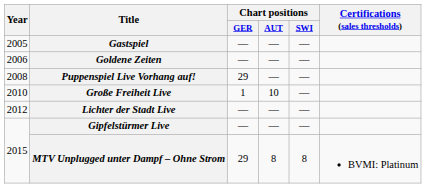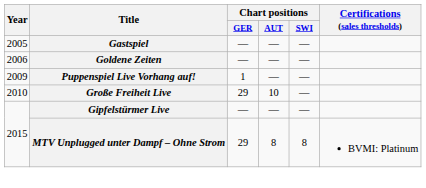(17, 76) 2008 -> (17, 76) 2009
(243, 76) 29 -> (243, 76) 1
(243, 93) 1 -> (243, 93) 29
- row: (129, 109)
